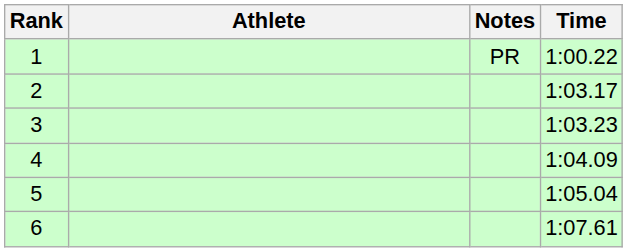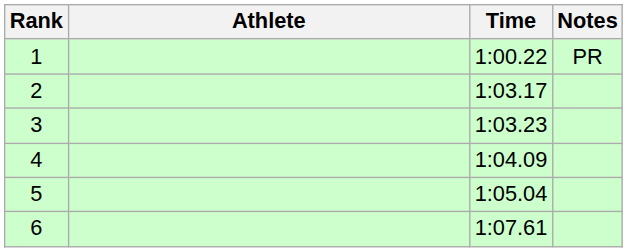columns swapped: (581, 21) <-> (505, 21)
